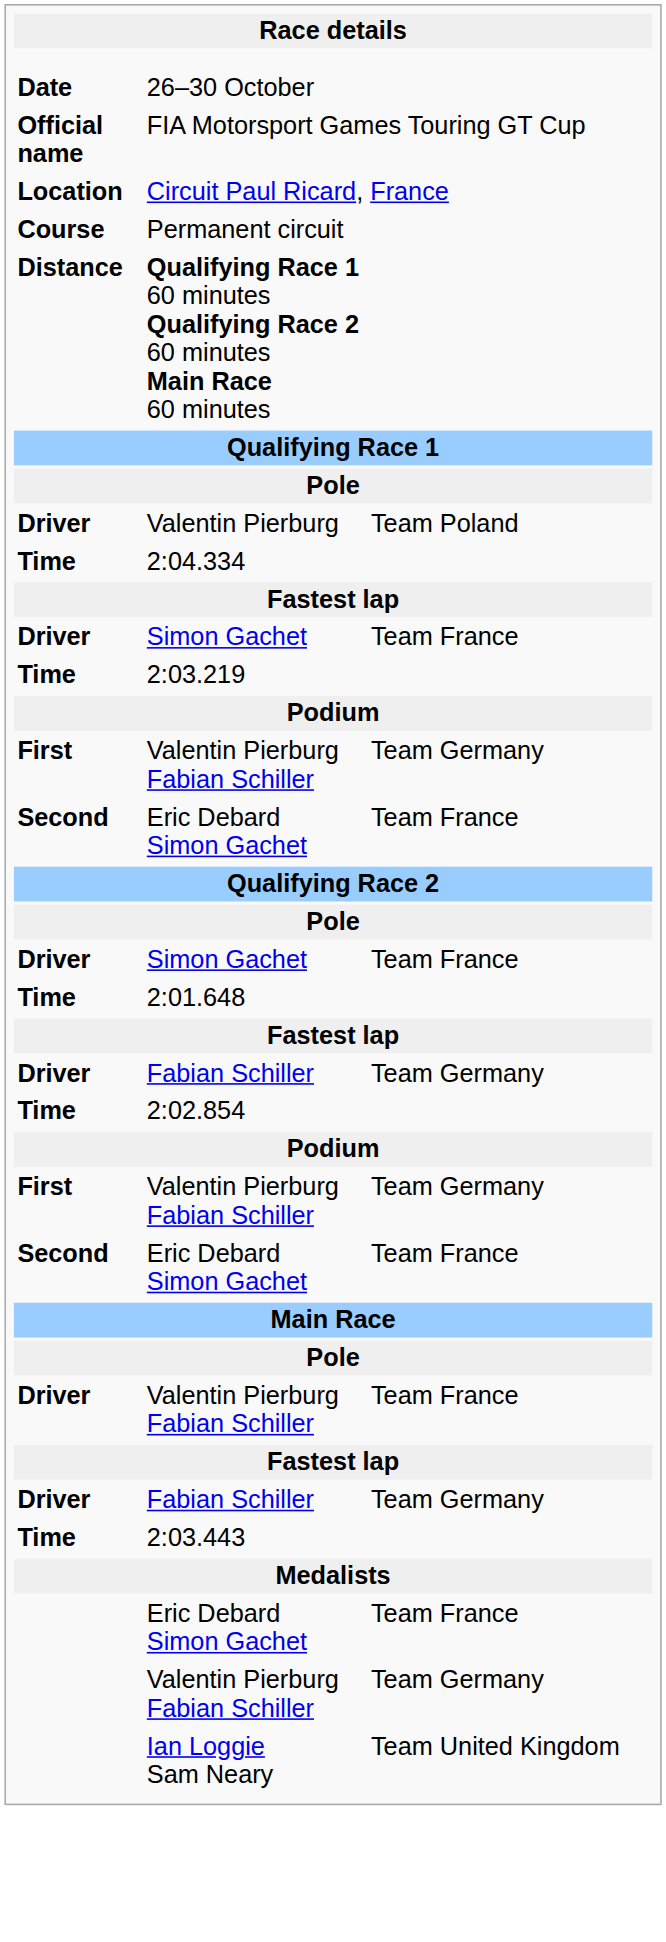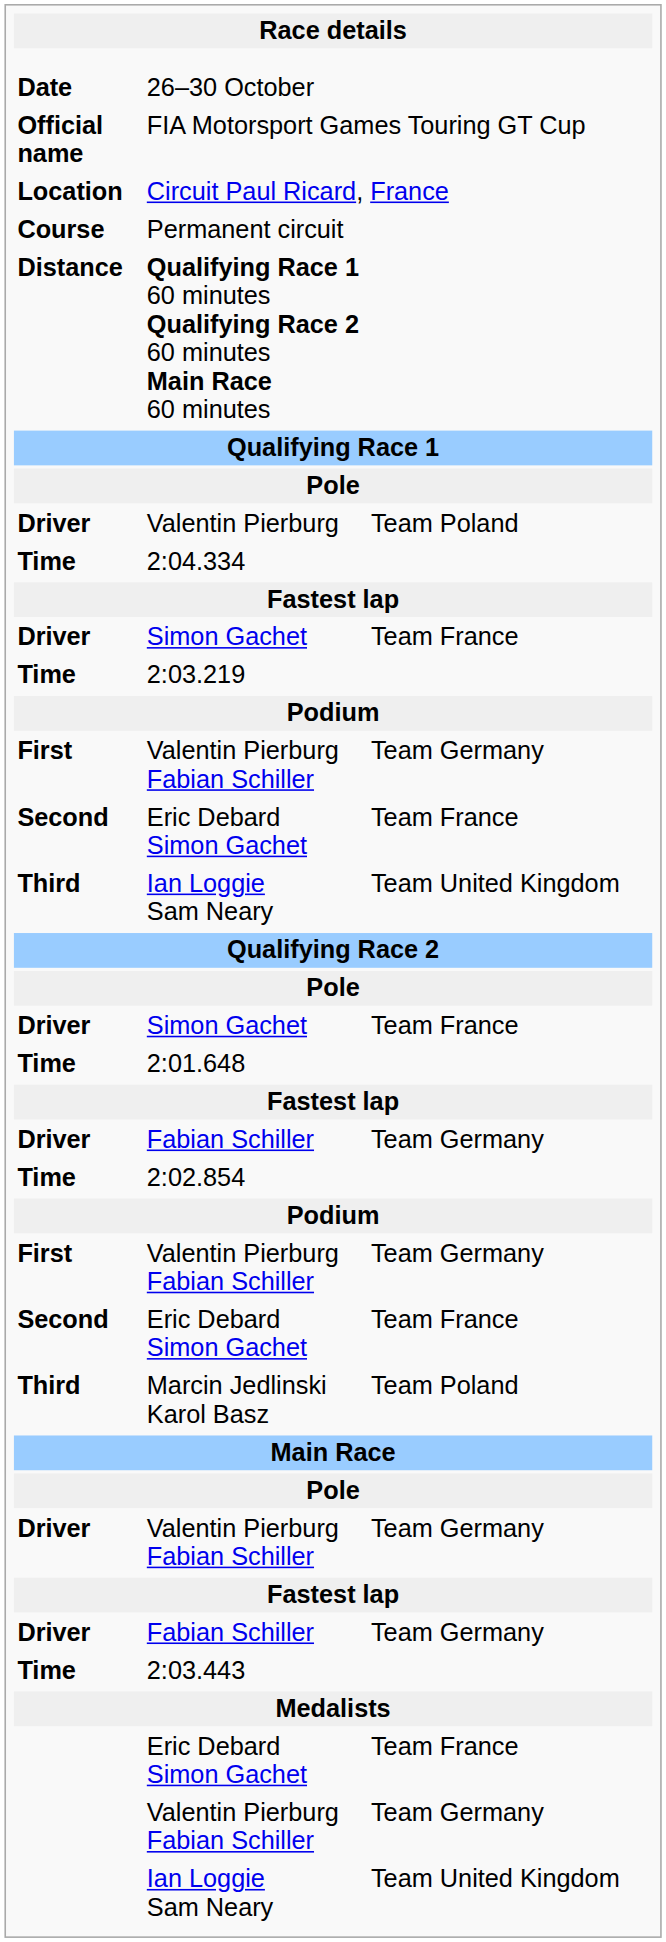+ row: (49, 884)
+ row: (49, 1386)
(445, 1395) Team France -> (457, 1528) Team Germany
